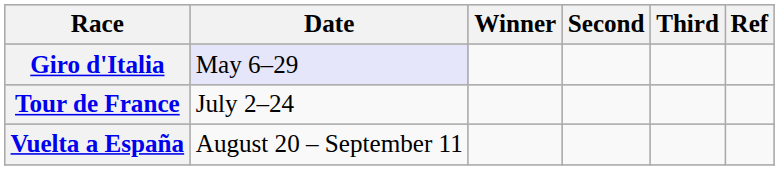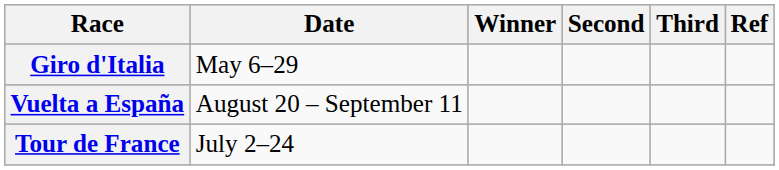(247, 64) lavender background -> (247, 64) no background
rows swapped: (97, 104) <-> (97, 143)
